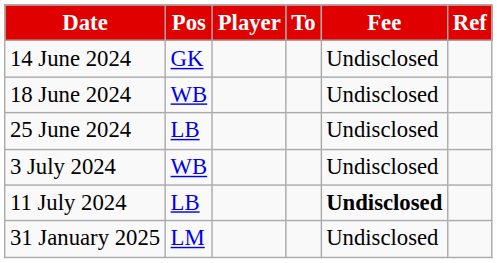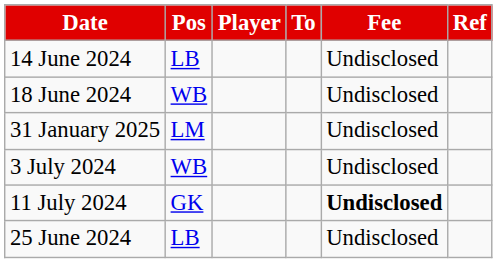(187, 58) GK -> (185, 58) LB
rows swapped: (71, 130) <-> (85, 238)
(185, 202) LB -> (187, 202) GK
